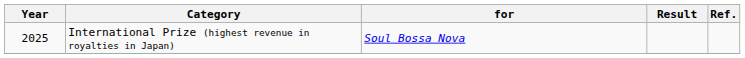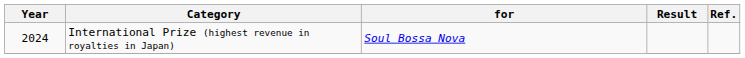(35, 38) 2025 -> (35, 38) 2024
